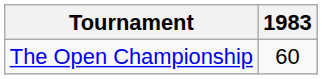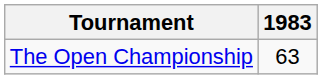(287, 57) 60 -> (287, 57) 63
